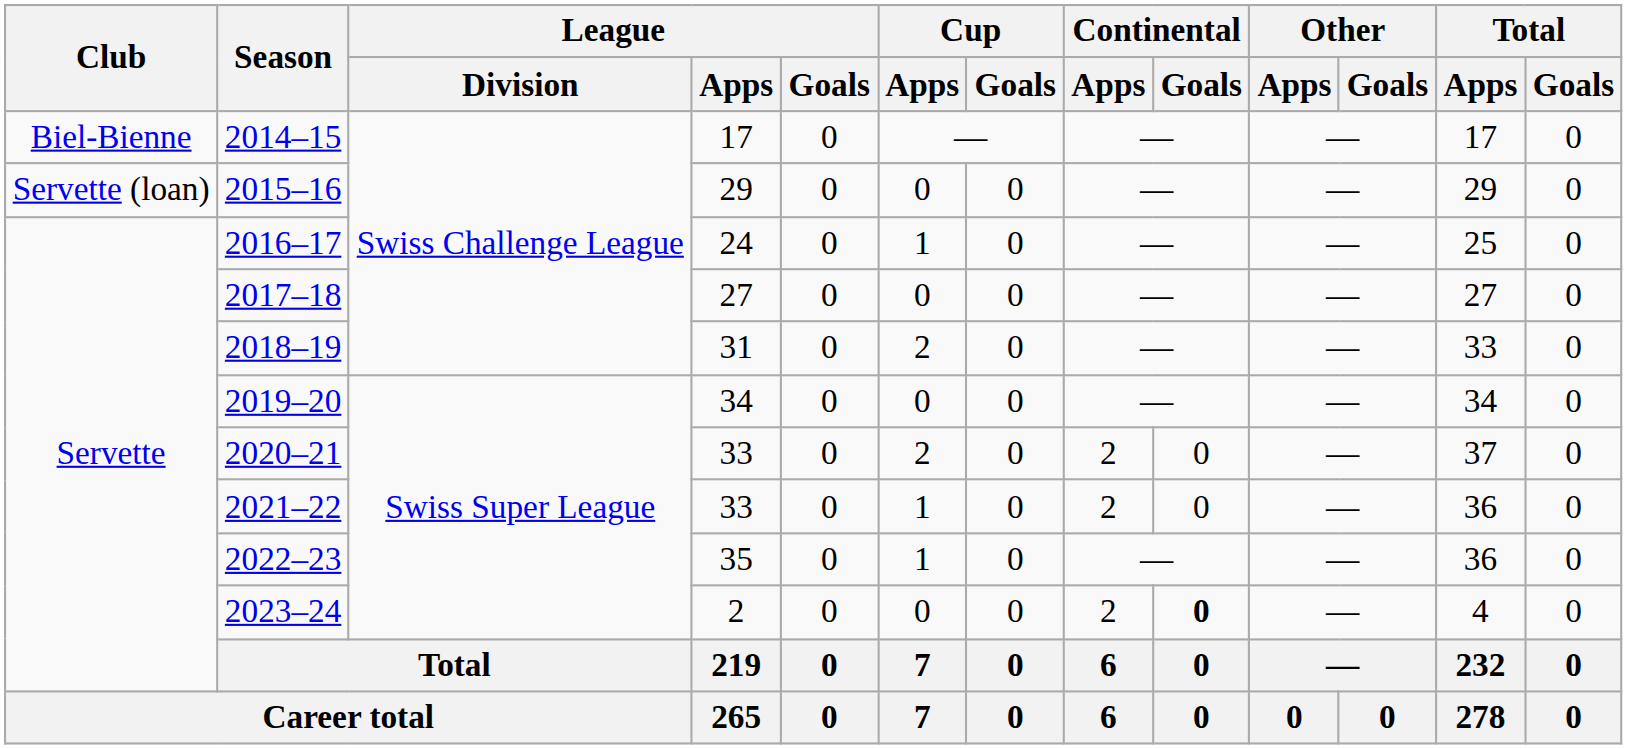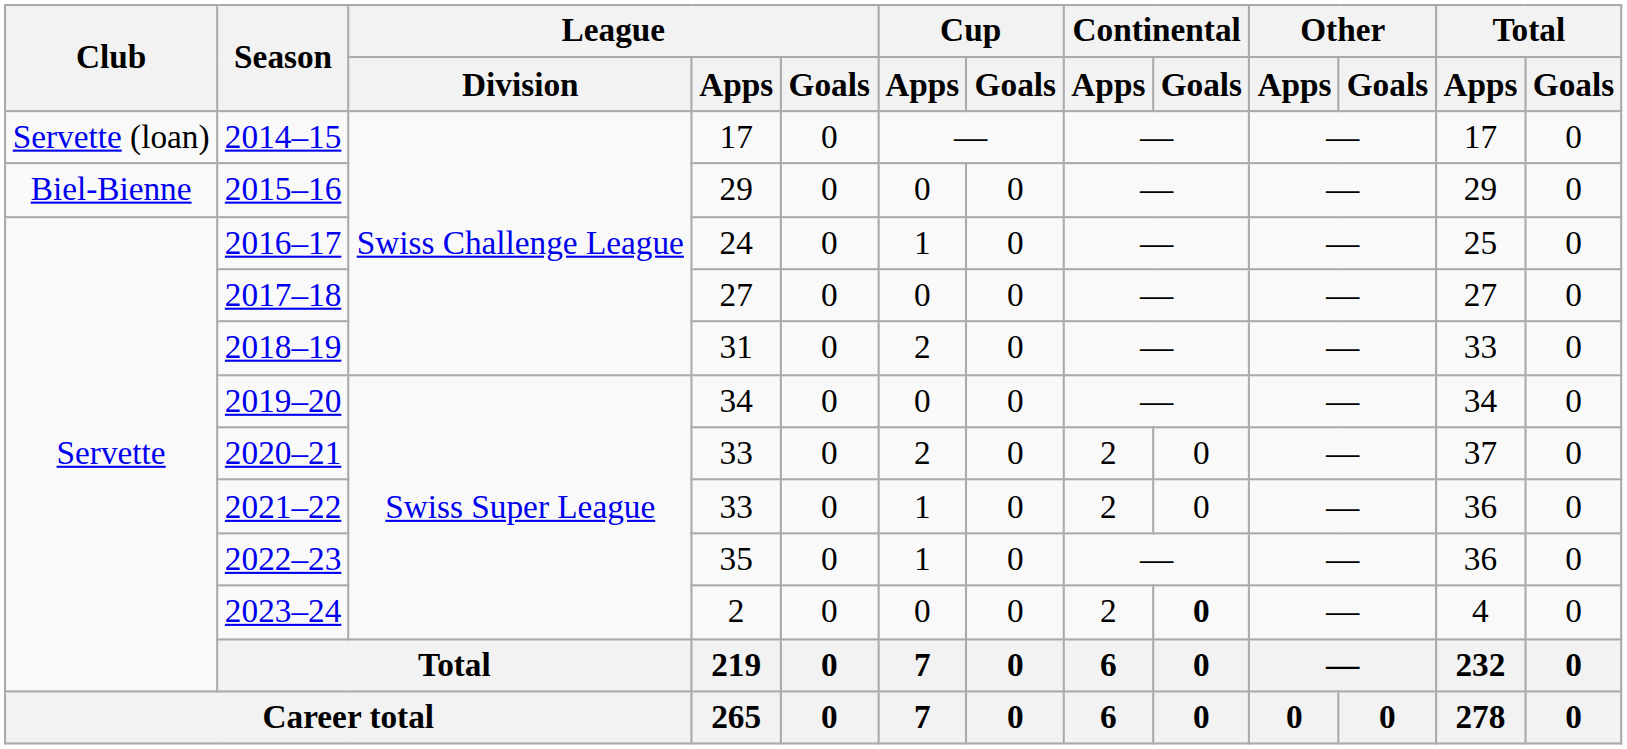(111, 136) Biel-Bienne -> (111, 136) Servette (loan)
(111, 189) Servette (loan) -> (111, 189) Biel-Bienne
